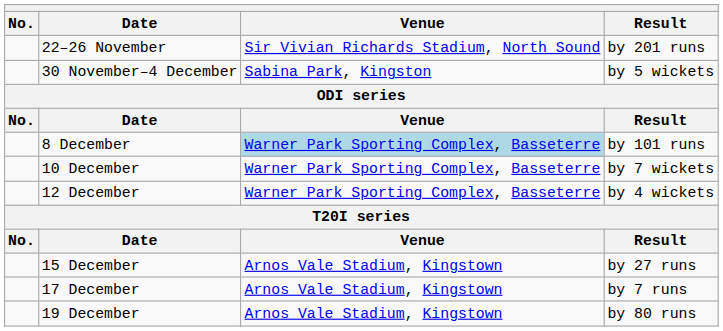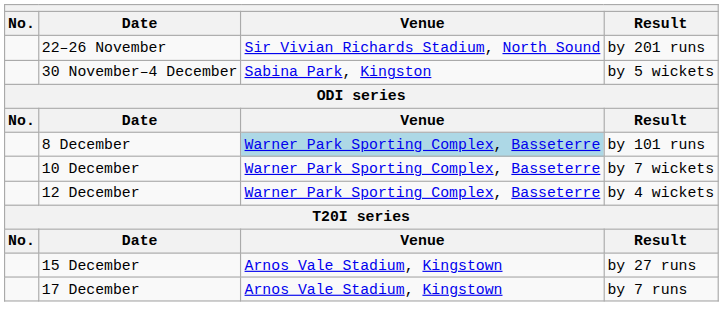- row: (91, 314)
